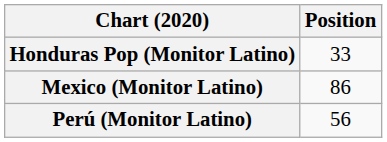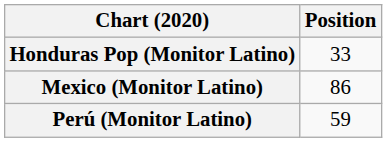(341, 119) 56 -> (341, 119) 59
